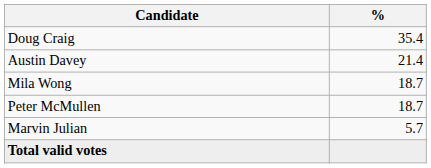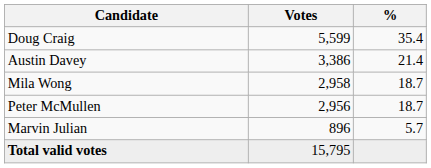+ column: (301, 15)
